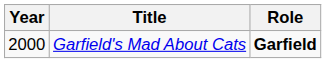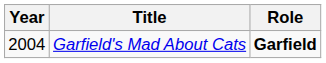(27, 44) 2000 -> (27, 44) 2004
